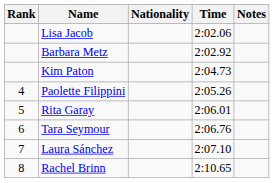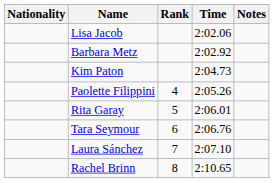columns swapped: (21, 14) <-> (160, 14)
